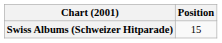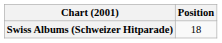(196, 29) 15 -> (196, 29) 18
